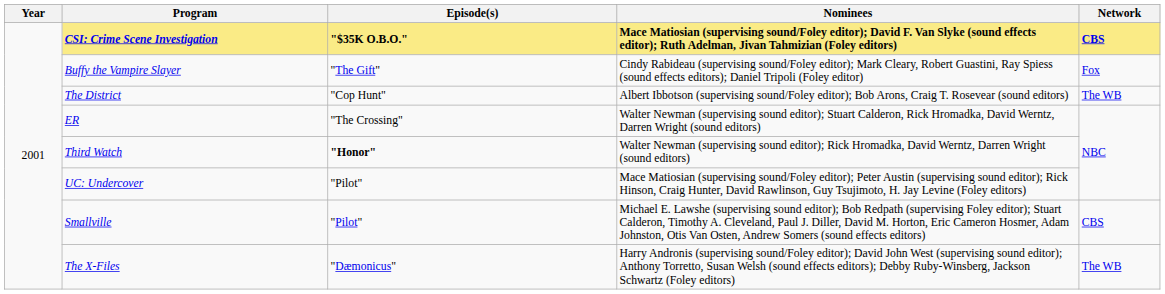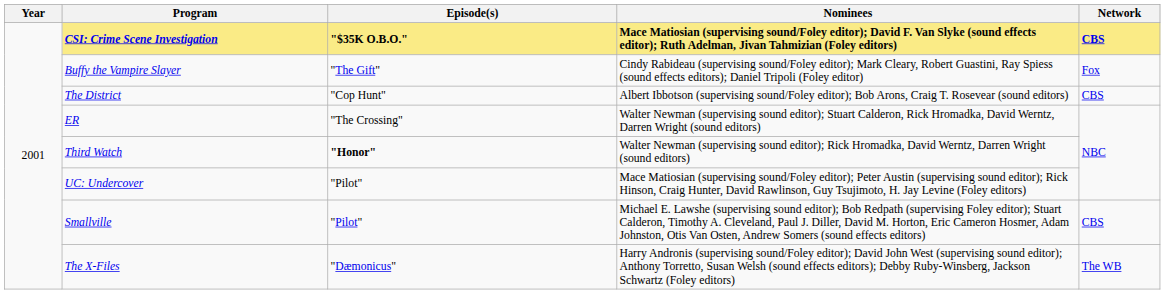(1102, 95) The WB -> (1093, 95) CBS
